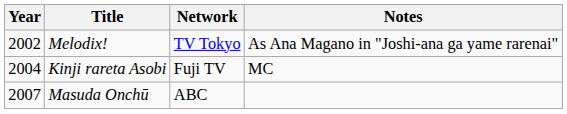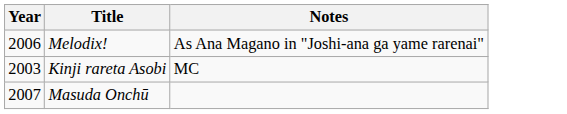- column: (207, 17)
(25, 43) 2002 -> (25, 43) 2006
(25, 69) 2004 -> (25, 69) 2003
